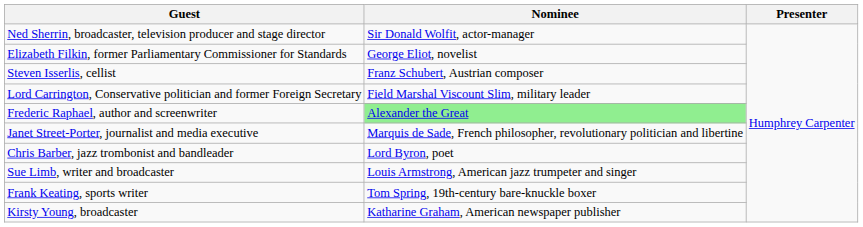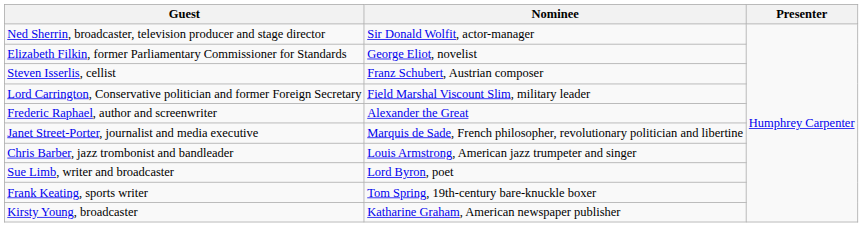(418, 113) lightgreen background -> (418, 113) no background
(410, 152) Lord Byron, poet -> (502, 152) Louis Armstrong, American jazz trumpeter and singer
(502, 172) Louis Armstrong, American jazz trumpeter and singer -> (410, 172) Lord Byron, poet
